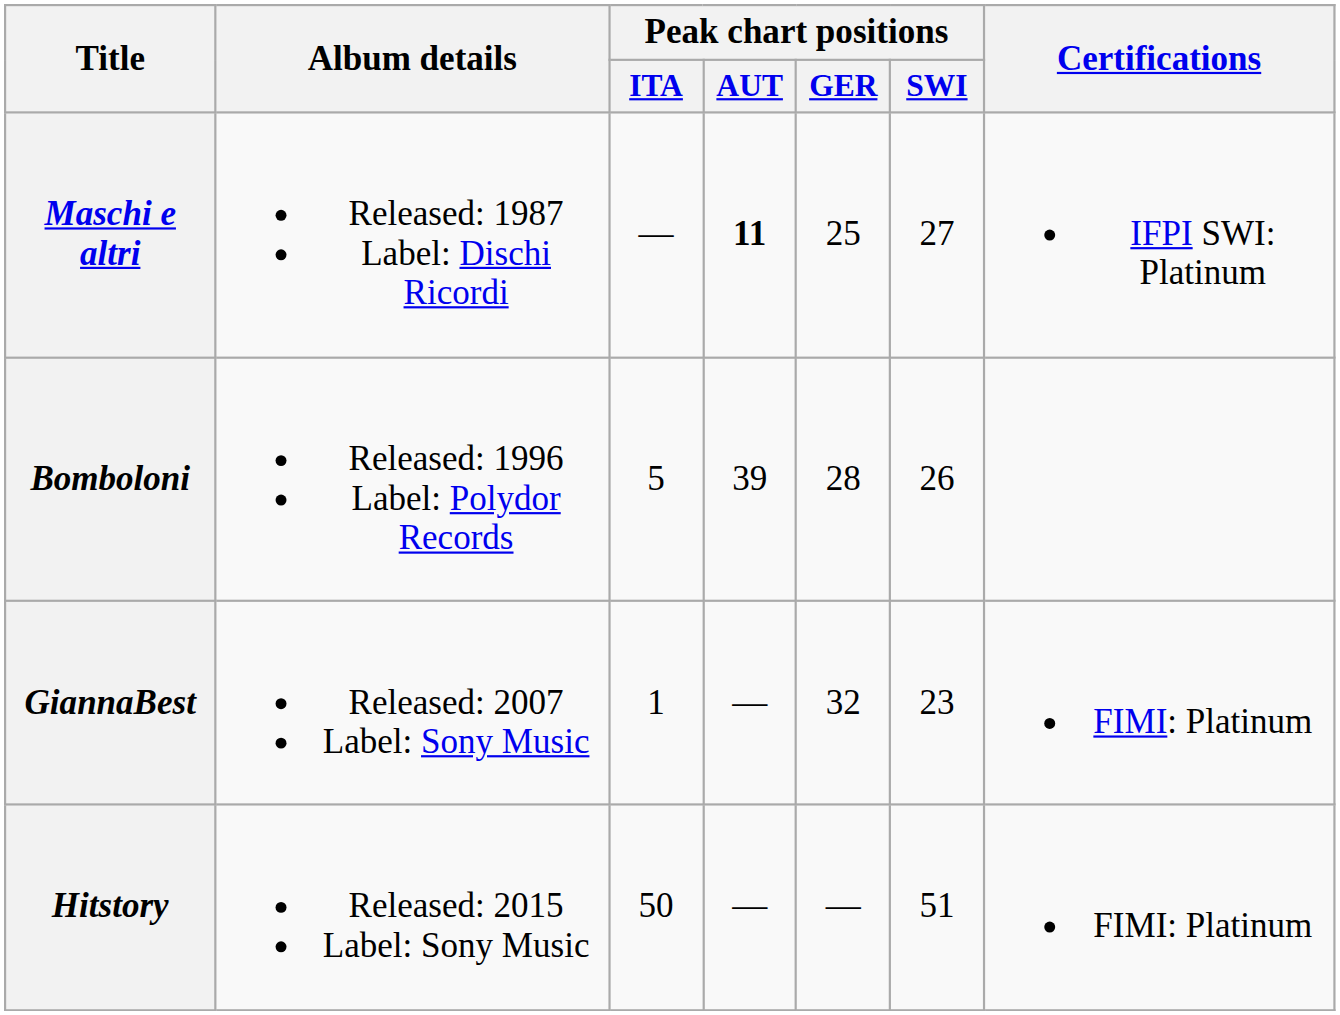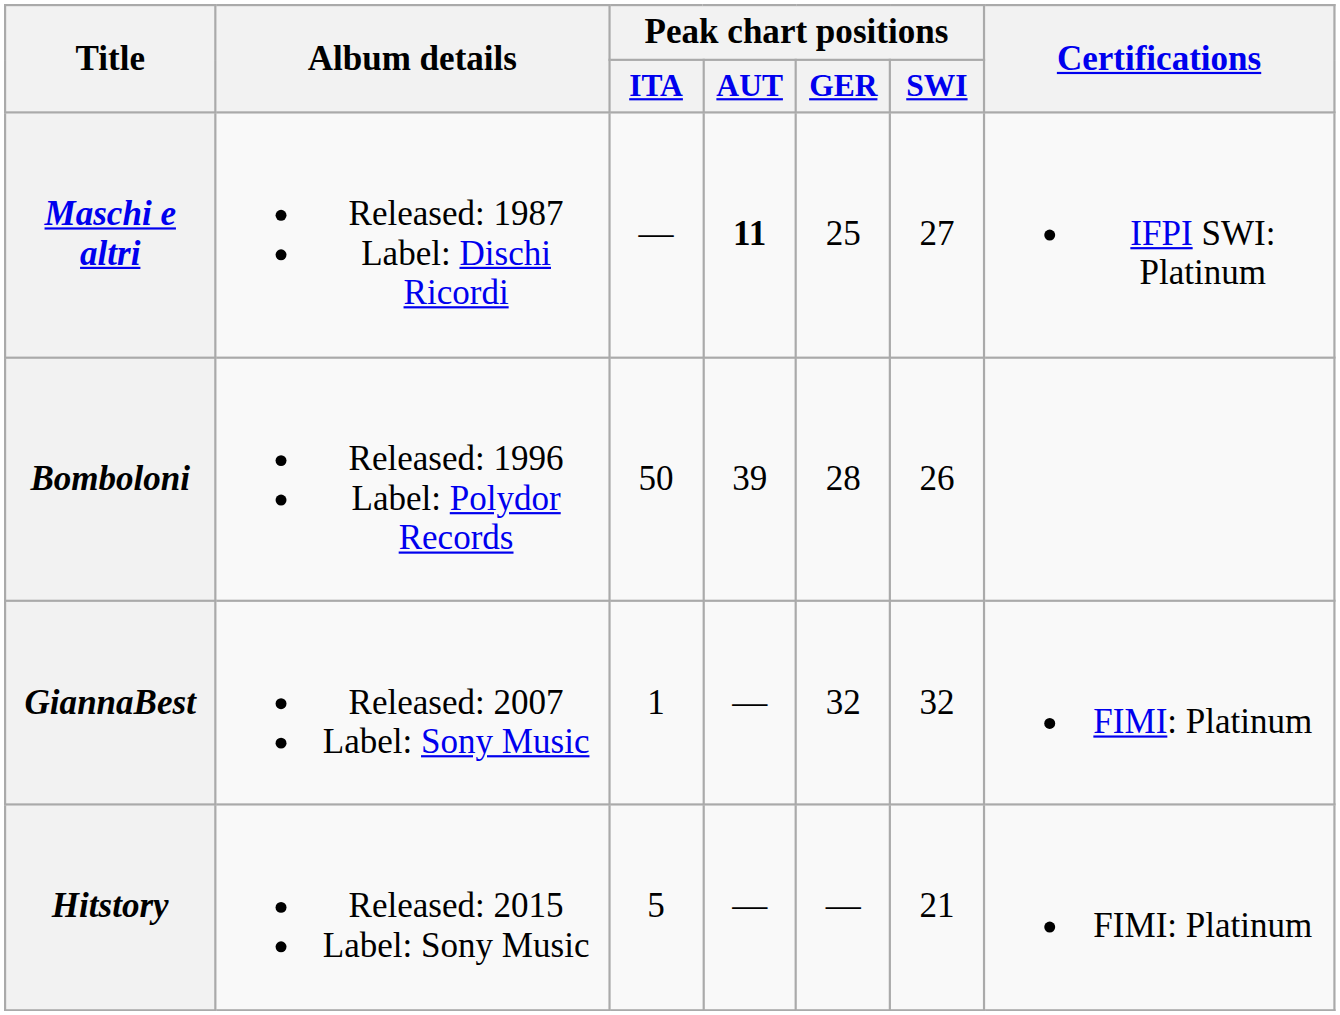(656, 477) 5 -> (656, 477) 50
(937, 702) 23 -> (937, 702) 32
(656, 906) 50 -> (656, 906) 5
(937, 906) 51 -> (937, 906) 21
